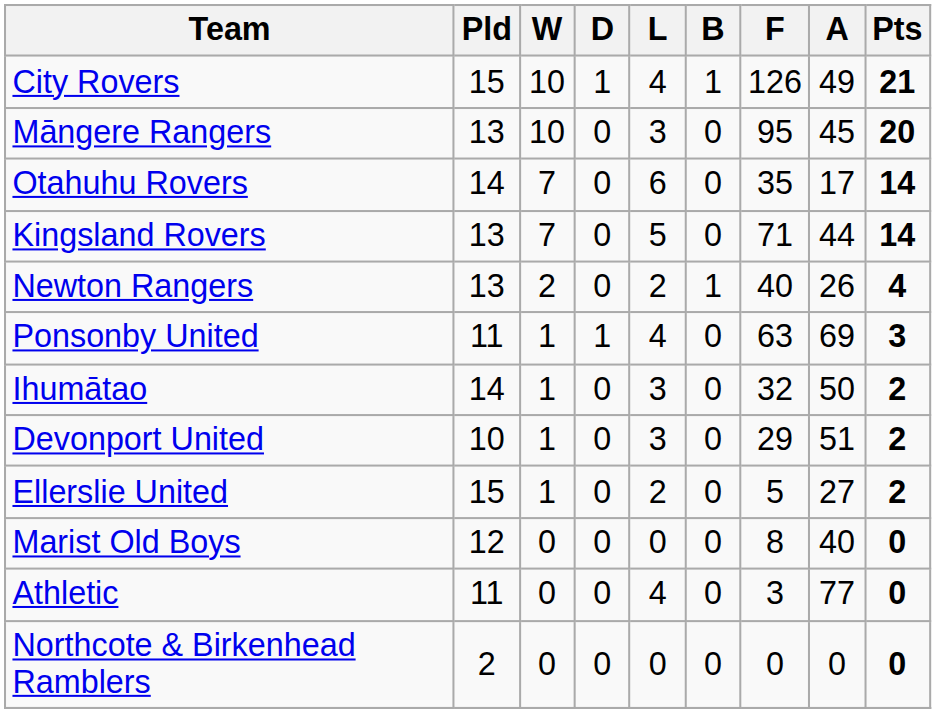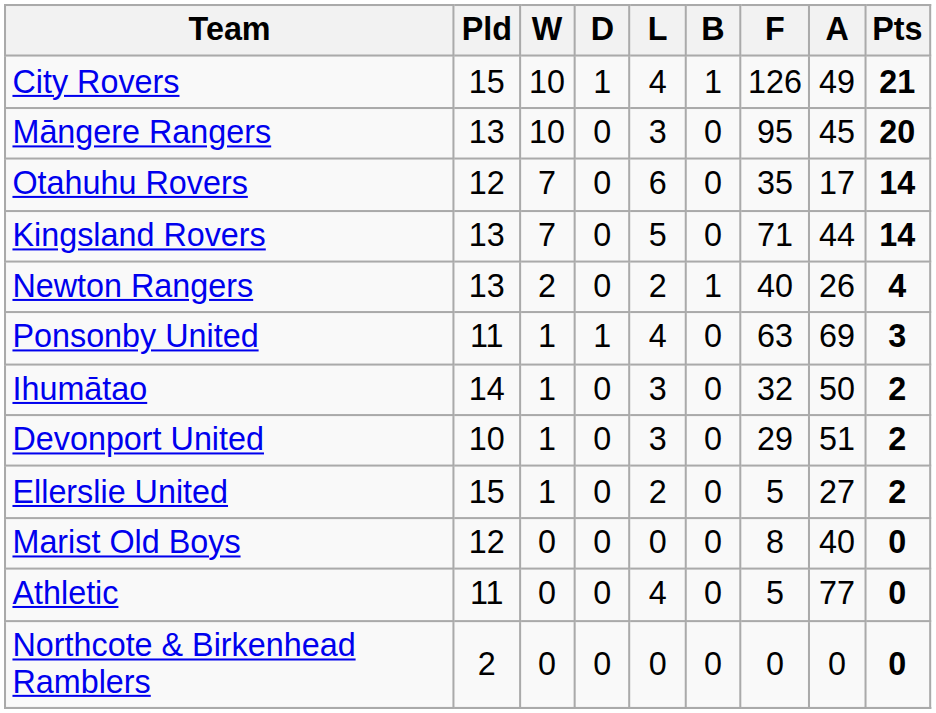(487, 183) 14 -> (487, 183) 12
(775, 593) 3 -> (775, 593) 5
